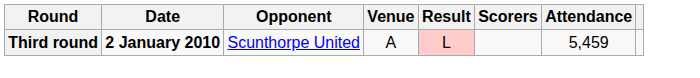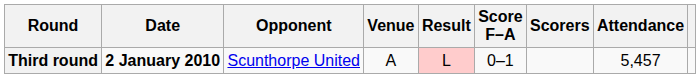+ column: (500, 26)
(589, 42) 5,459 -> (641, 60) 5,457
